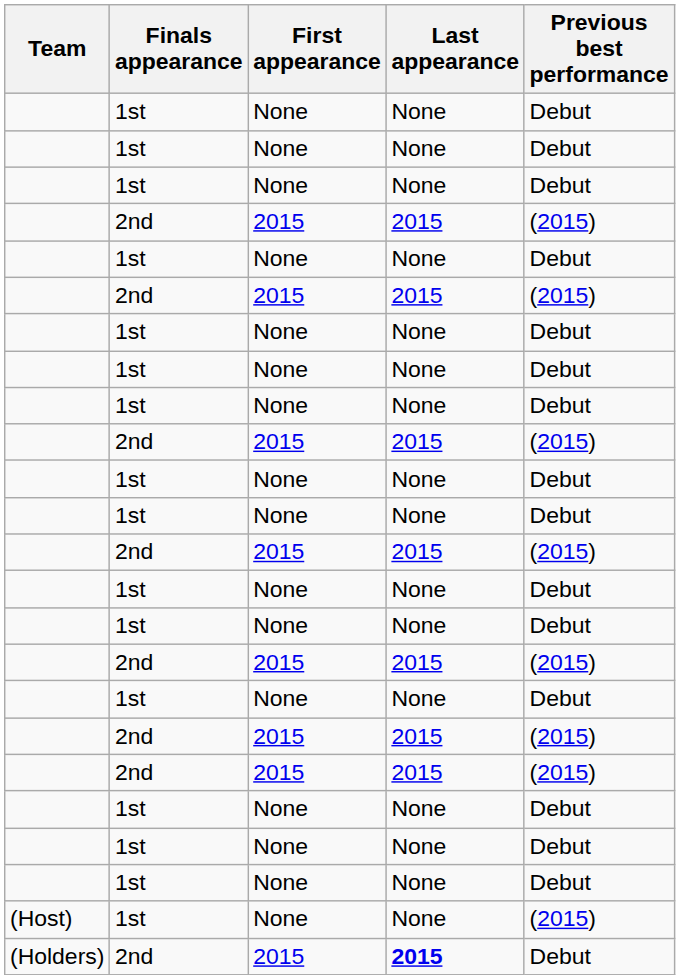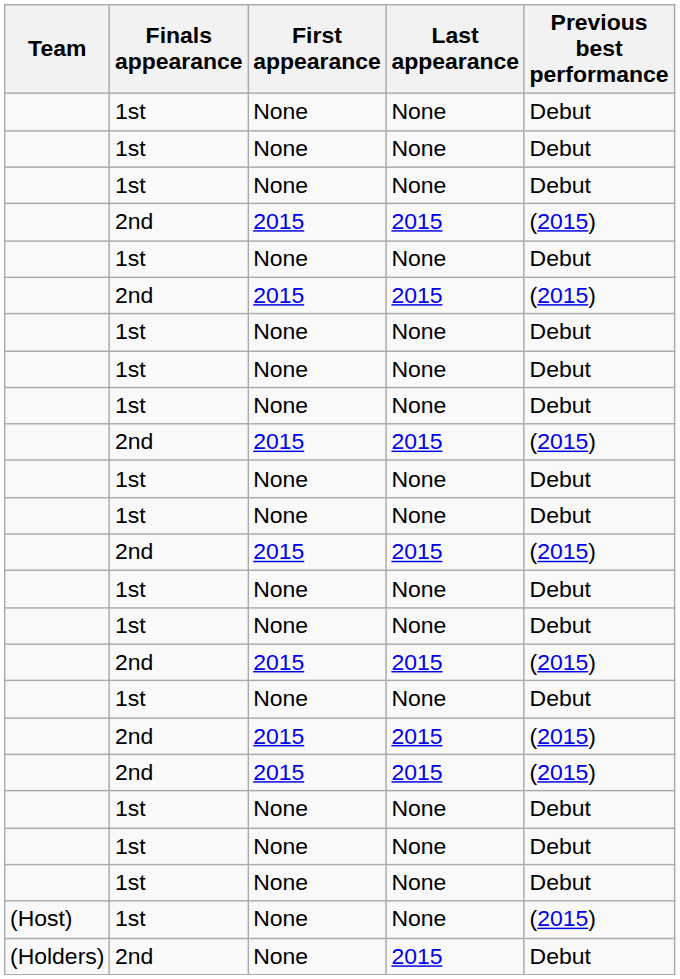(279, 955) 2015 -> (281, 955) None
(417, 955) bold -> (417, 955) normal
